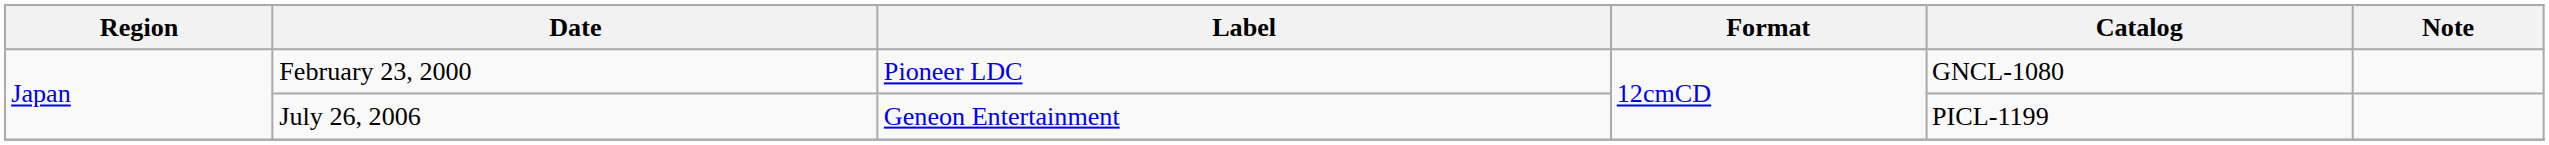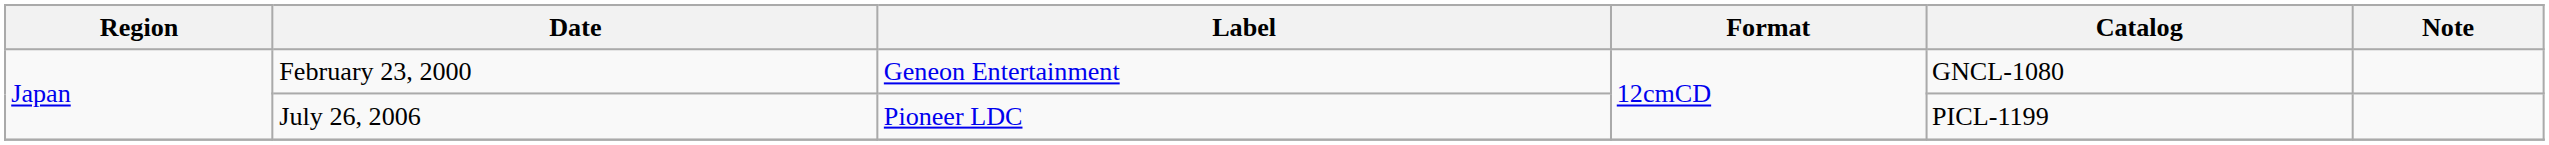(953, 71) Pioneer LDC -> (1002, 71) Geneon Entertainment
(1002, 115) Geneon Entertainment -> (953, 115) Pioneer LDC
